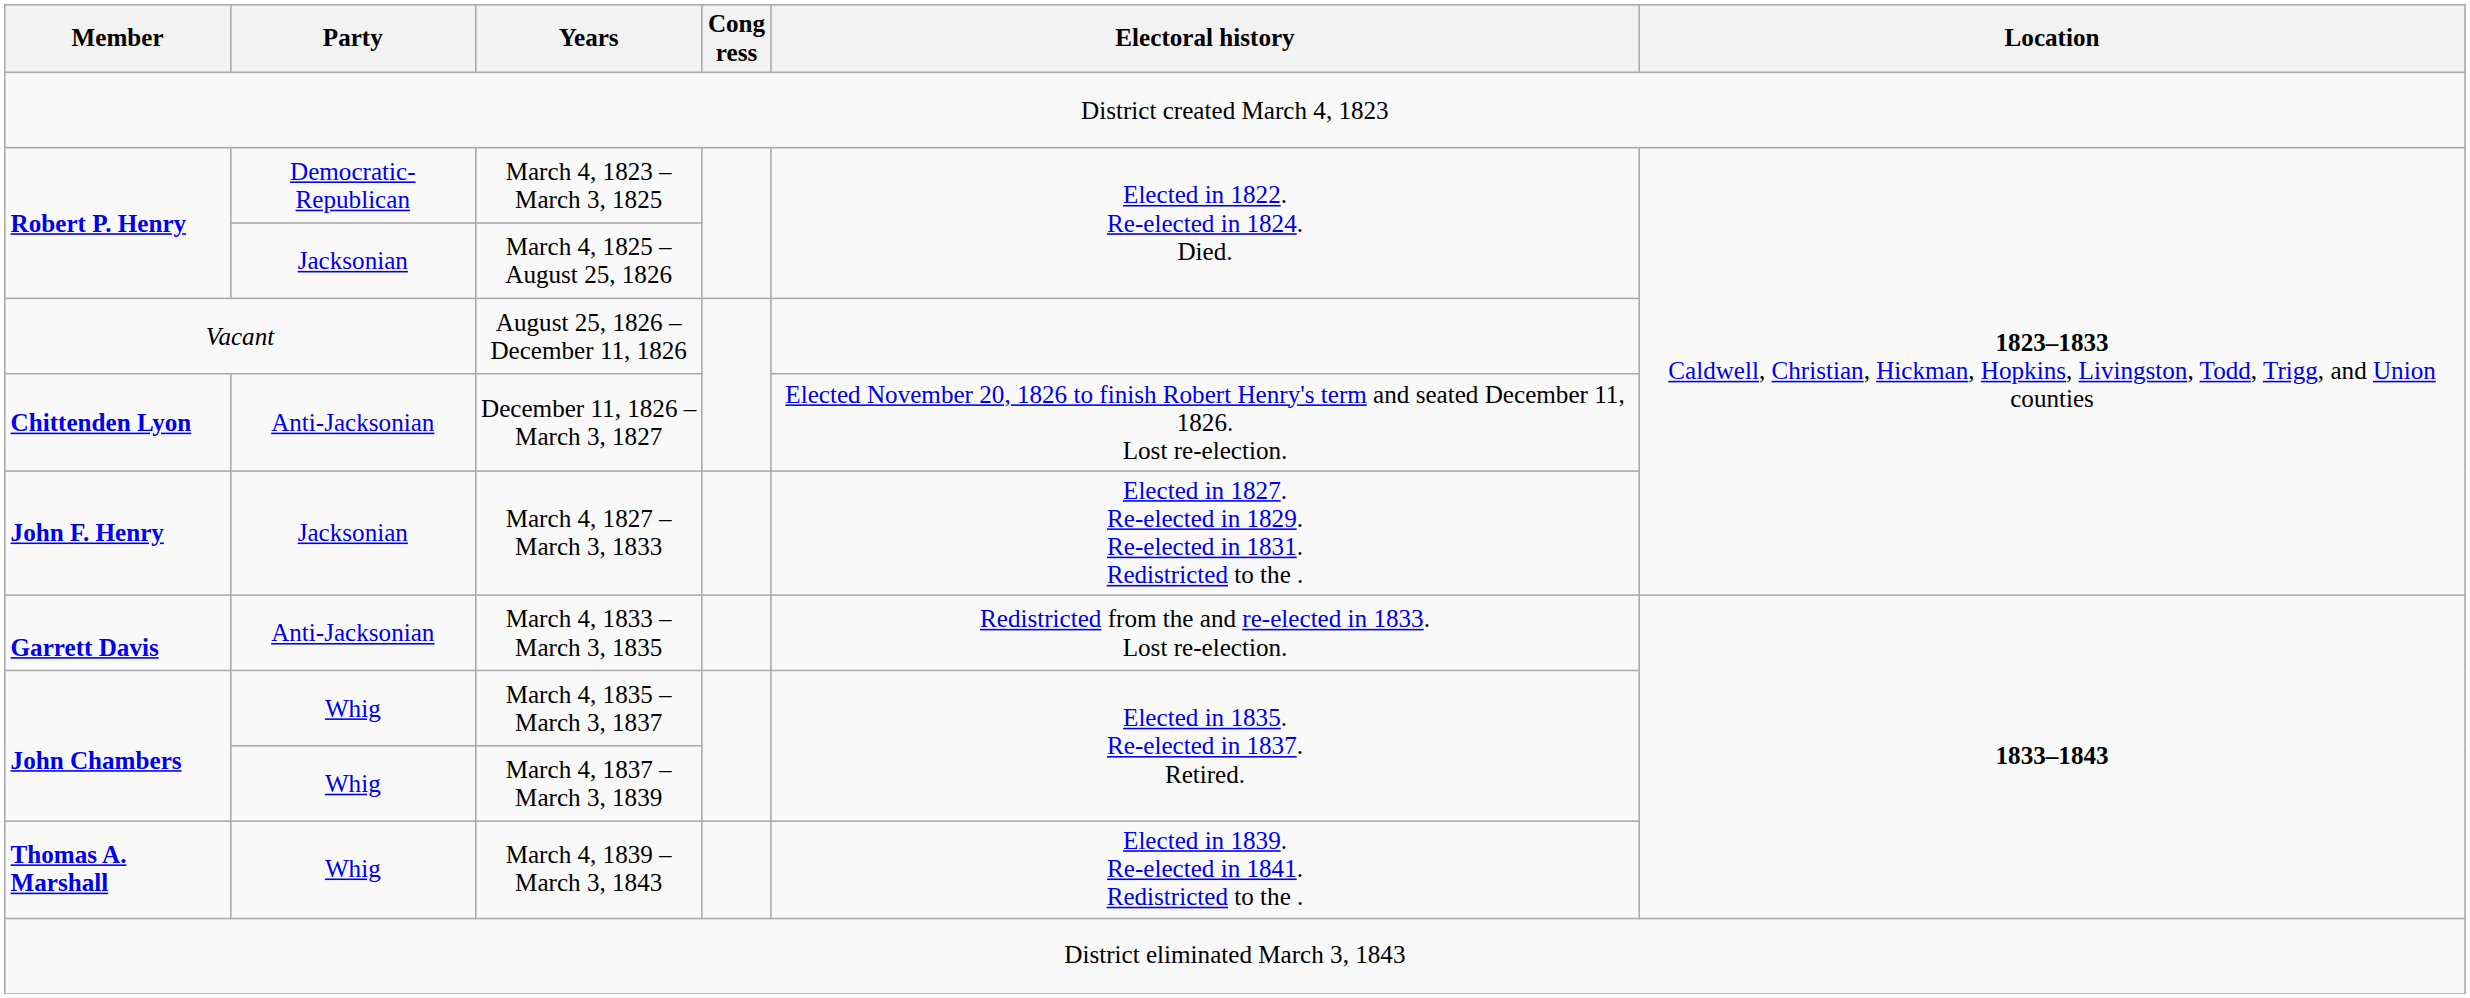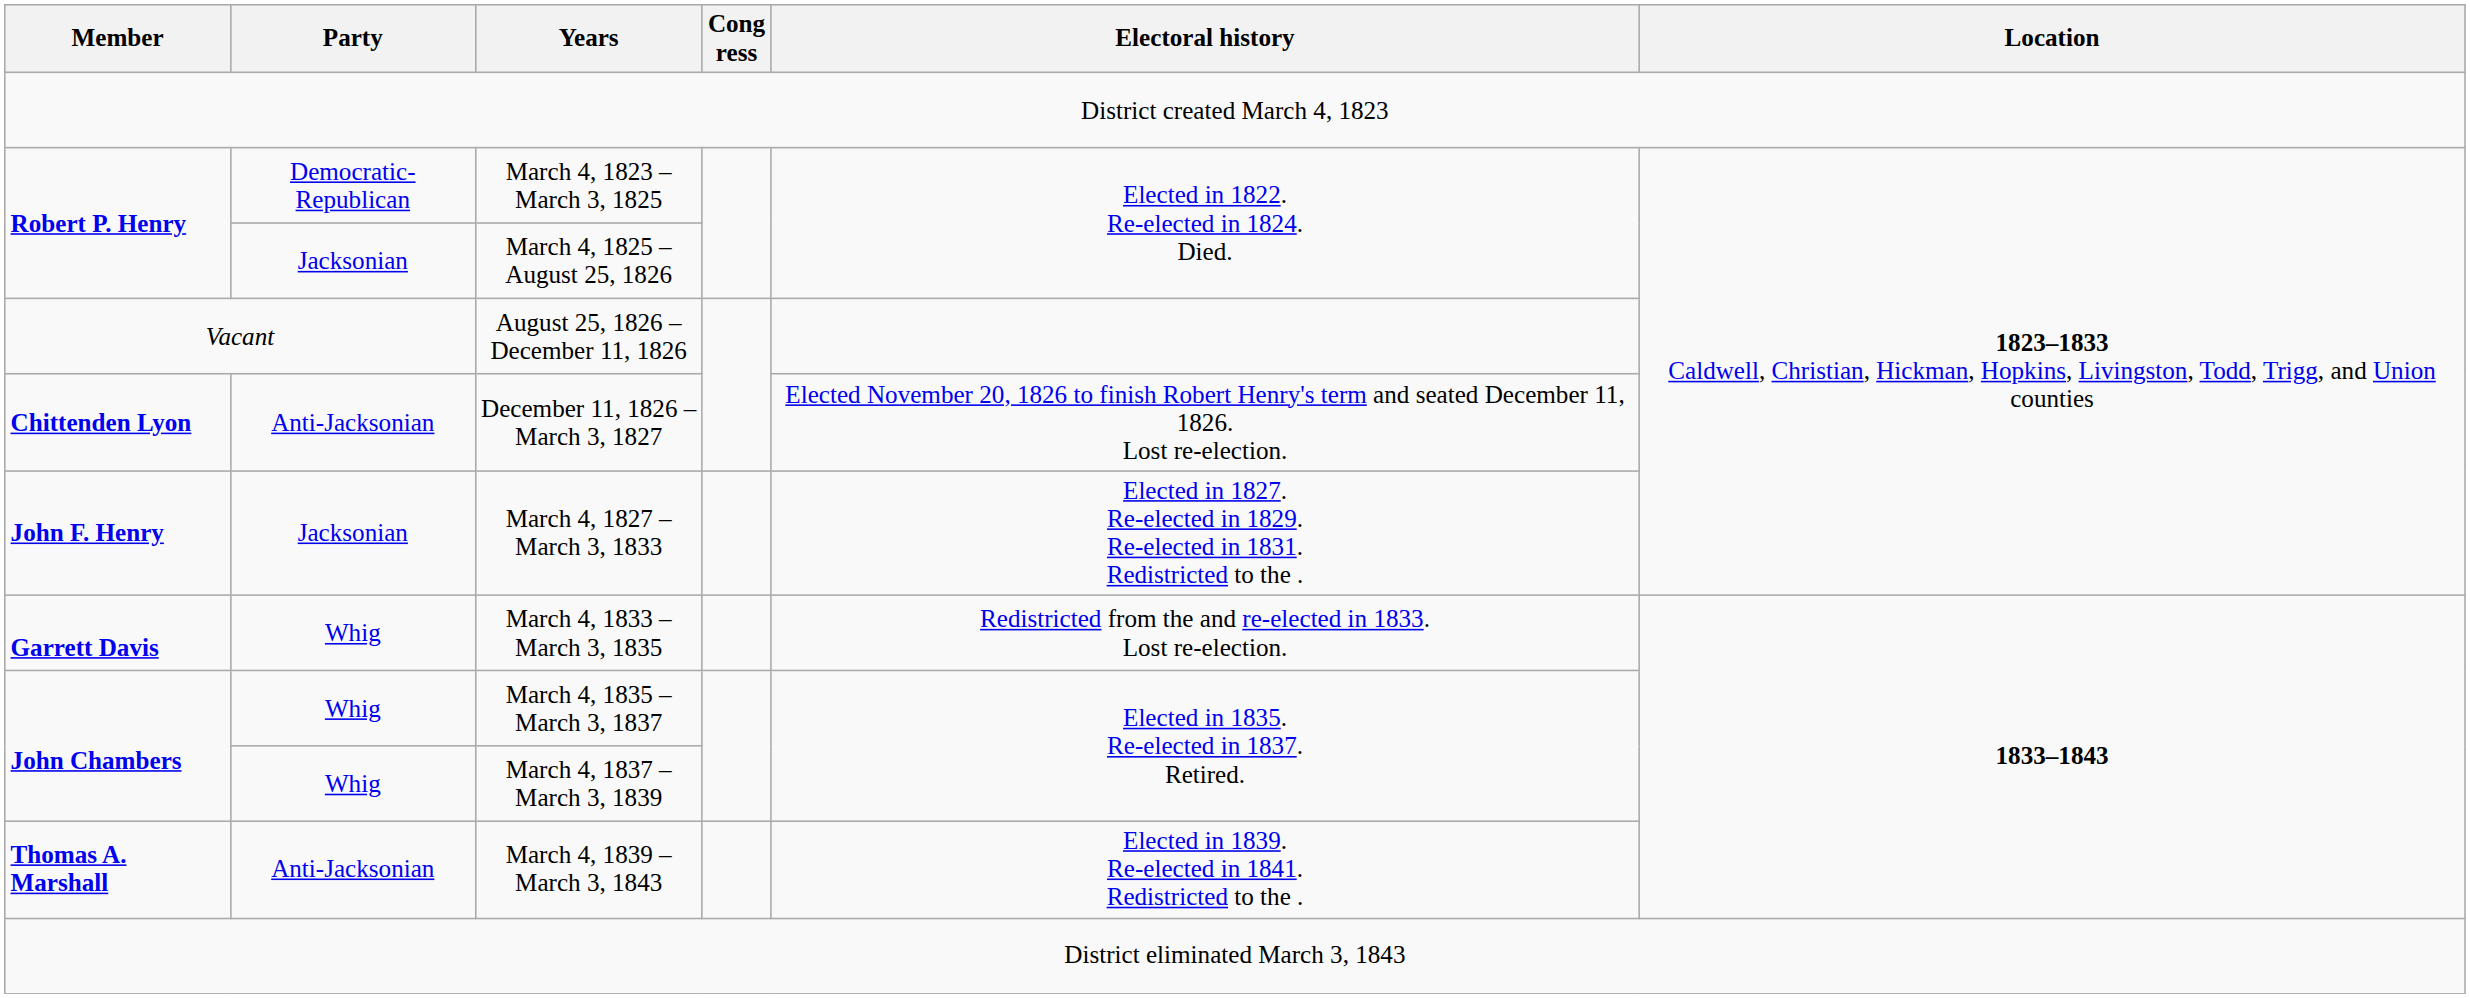(353, 632) Anti-Jacksonian -> (353, 632) Whig
(353, 869) Whig -> (353, 869) Anti-Jacksonian
